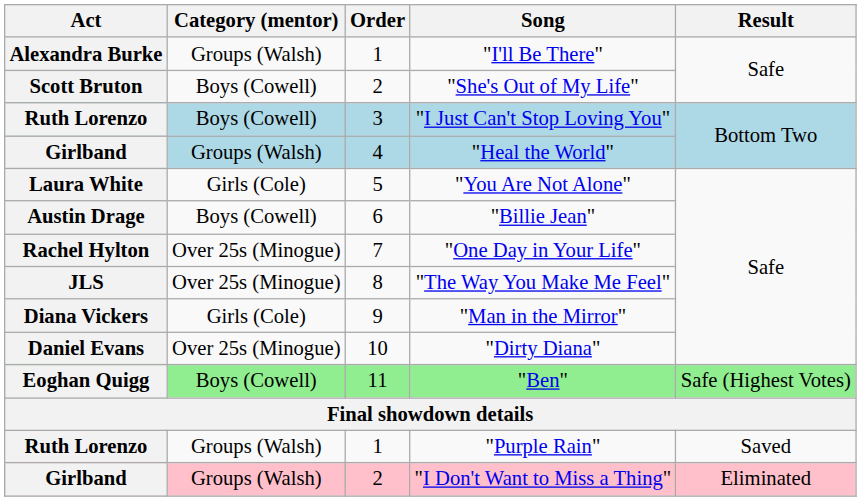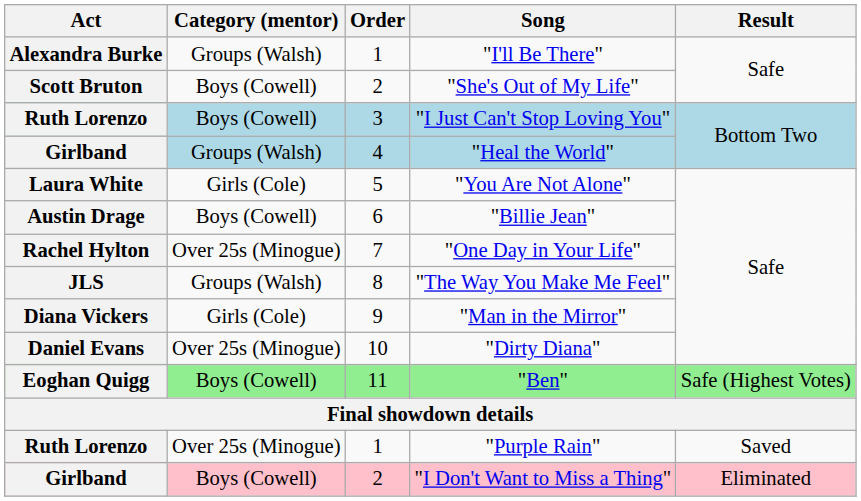(256, 282) Over 25s (Minogue) -> (256, 282) Groups (Walsh)
(256, 446) Groups (Walsh) -> (256, 446) Over 25s (Minogue)
(256, 479) Groups (Walsh) -> (256, 479) Boys (Cowell)
